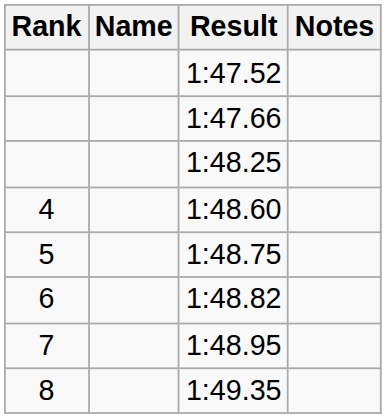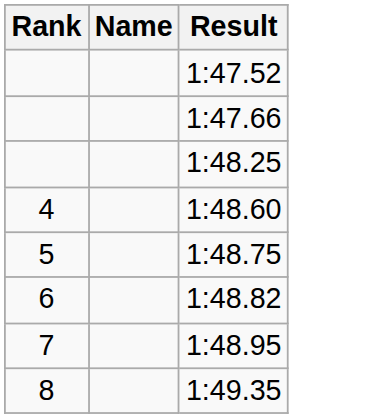- column: (334, 27)
